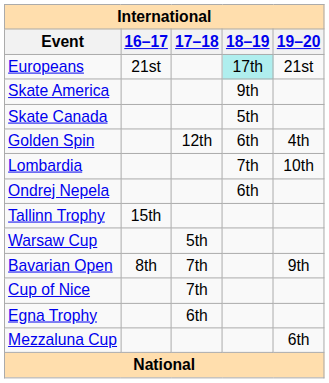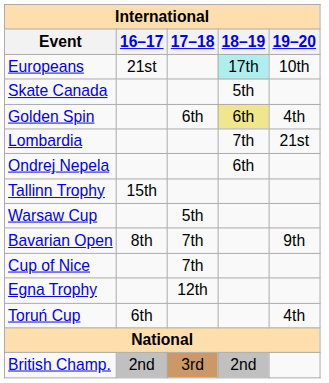(299, 66) 21st -> (294, 66) 10th
- row: (59, 91)
(197, 141) 12th -> (193, 116) 6th
(248, 141) no background -> (243, 116) khaki background
(299, 166) 10th -> (294, 141) 21st
(197, 315) 6th -> (193, 290) 12th
- row: (63, 340)
+ row: (44, 315)
+ row: (60, 365)
